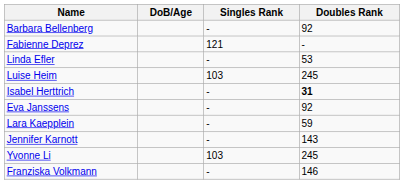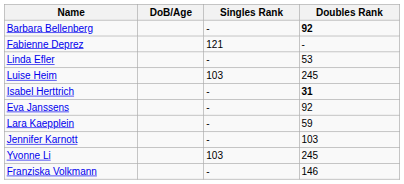(307, 28) normal -> (307, 28) bold
(310, 140) 143 -> (310, 140) 103
